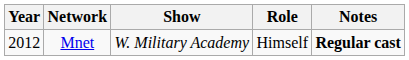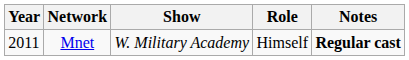(24, 42) 2012 -> (24, 42) 2011
